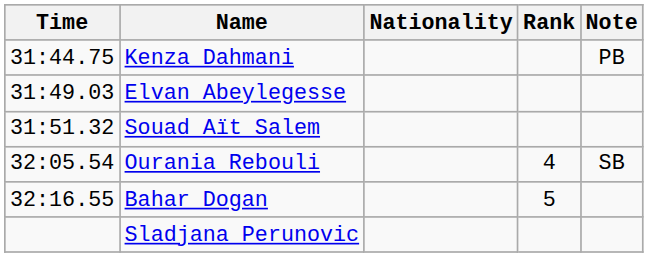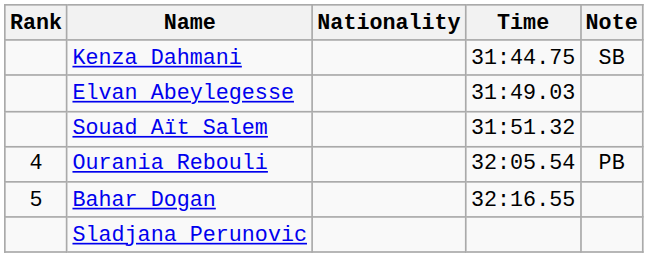columns swapped: (549, 23) <-> (62, 23)
(612, 58) PB -> (612, 58) SB
(612, 164) SB -> (612, 164) PB
